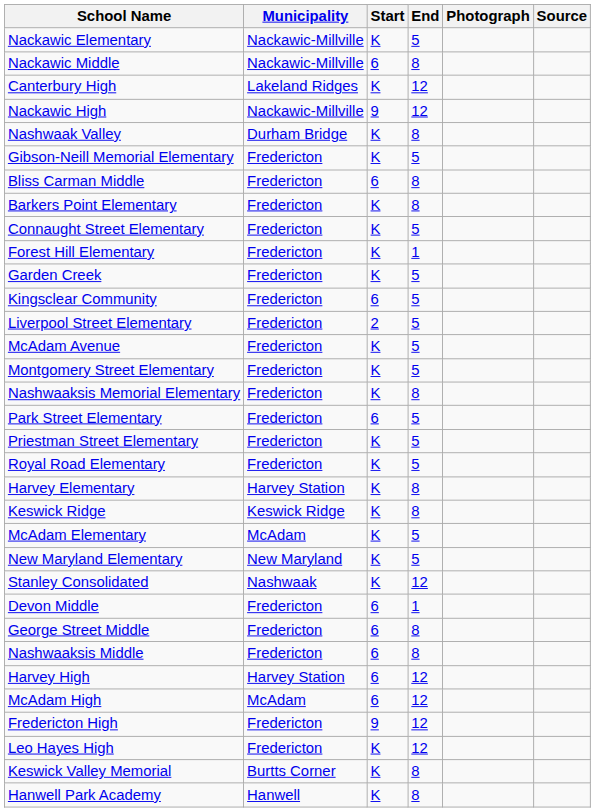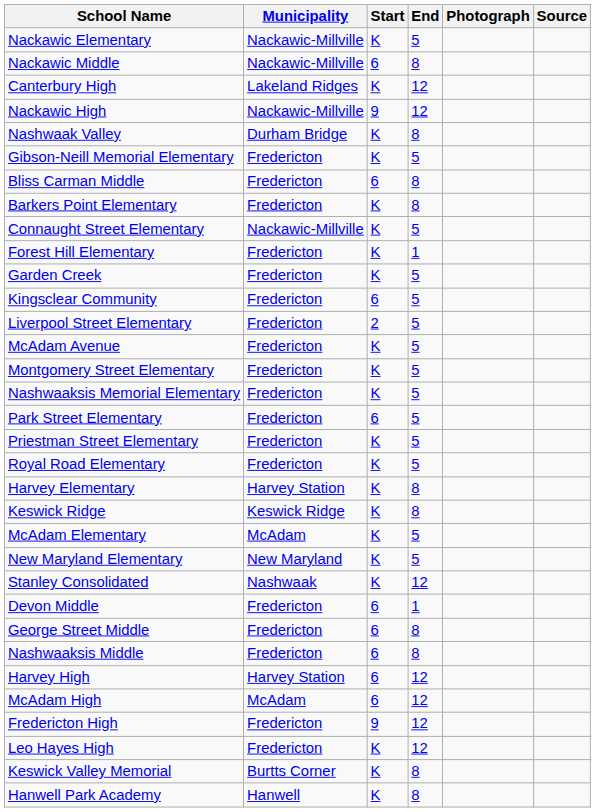(285, 228) Fredericton -> (305, 228) Nackawic-Millville
(415, 393) 8 -> (415, 393) 5
